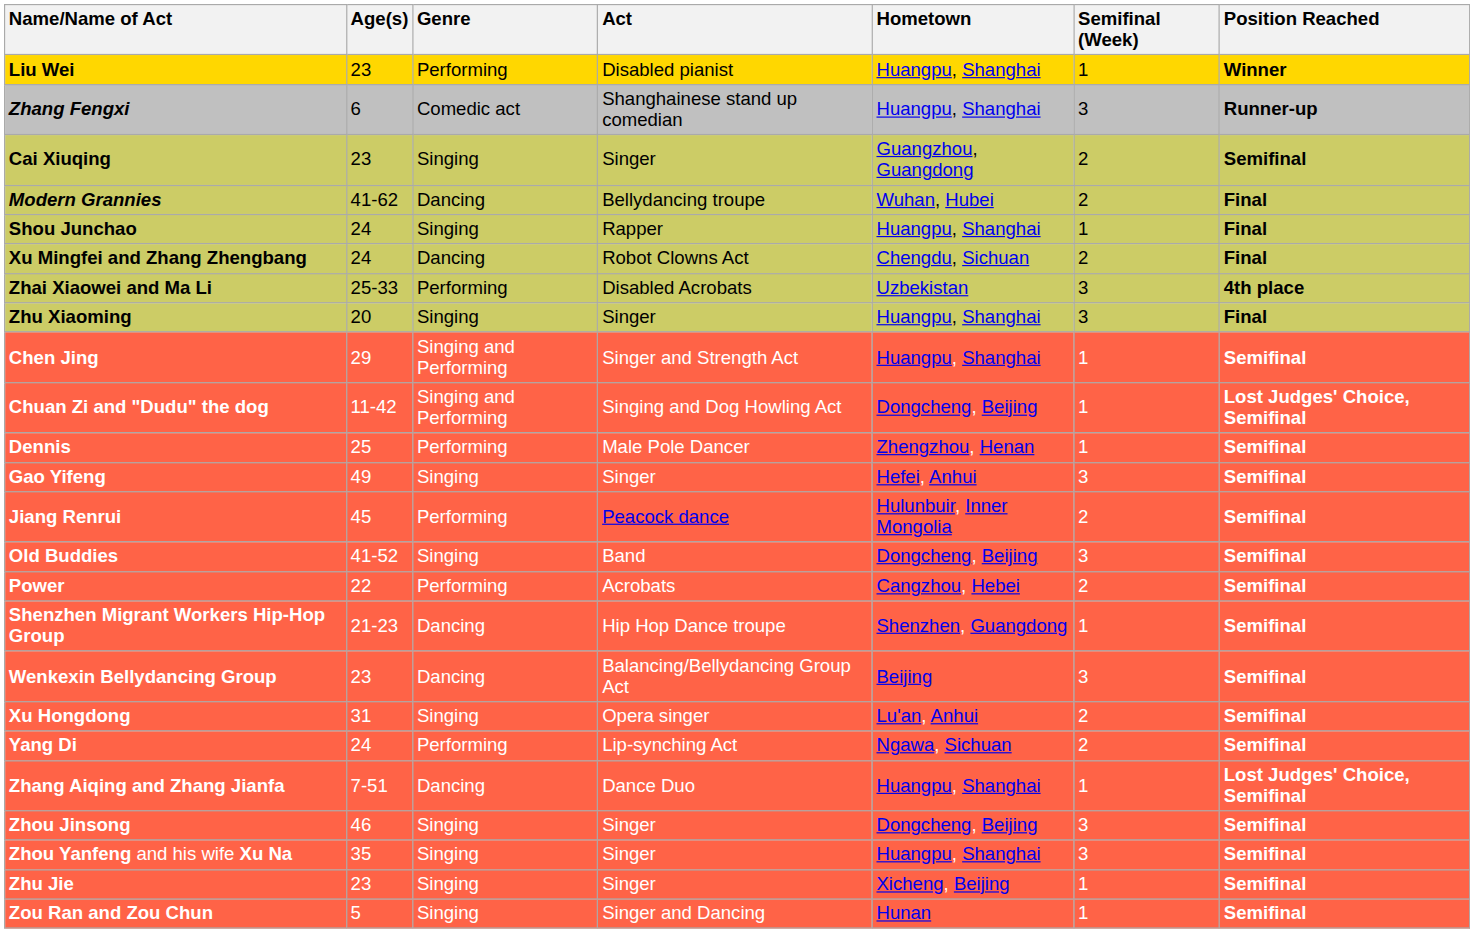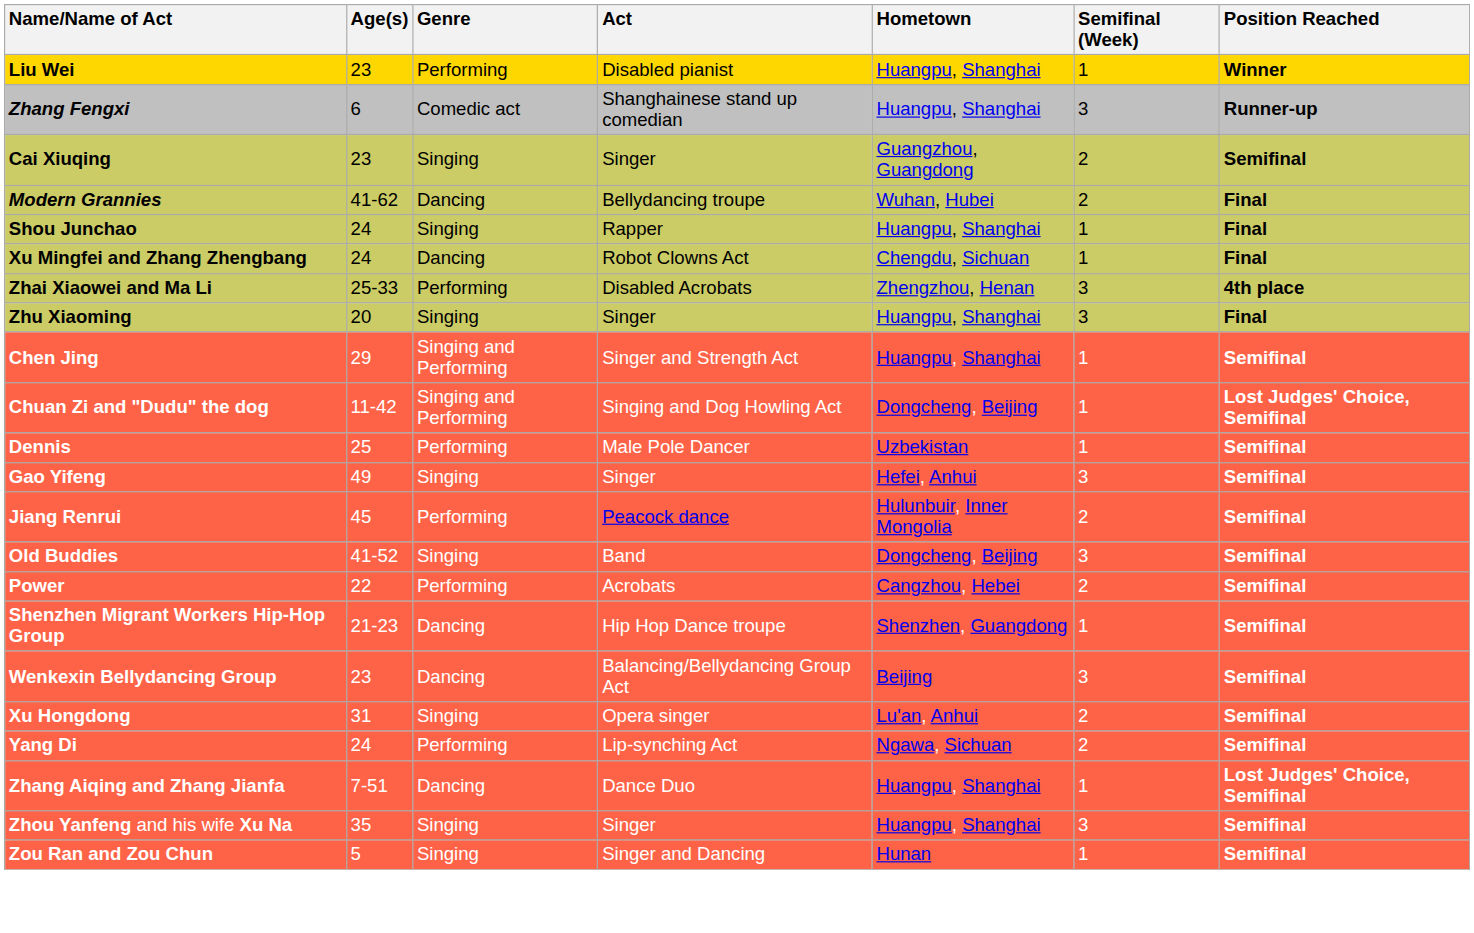(1083, 258) 2 -> (1083, 258) 1
(922, 287) Uzbekistan -> (955, 287) Zhengzhou, Henan
(955, 447) Zhengzhou, Henan -> (922, 447) Uzbekistan
- row: (70, 825)
- row: (41, 884)
